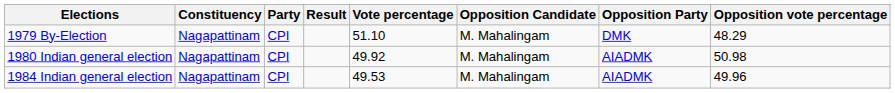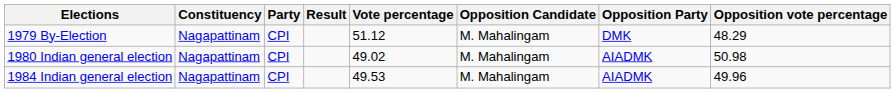(369, 35) 51.10 -> (369, 35) 51.12
(369, 56) 49.92 -> (369, 56) 49.02
